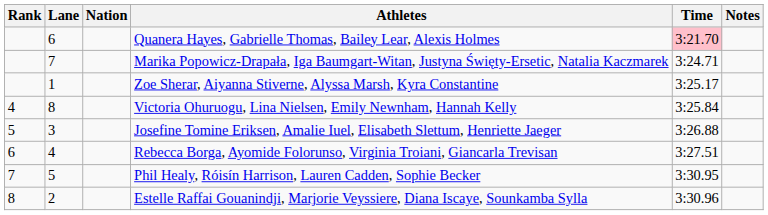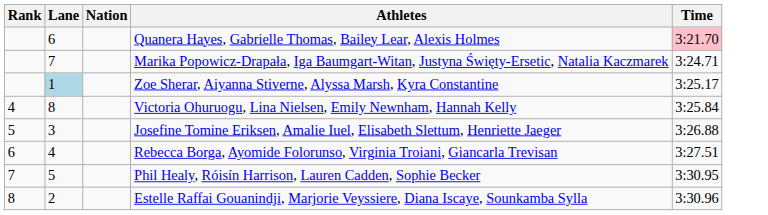- column: (743, 15)
(52, 84) no background -> (52, 84) lightblue background
